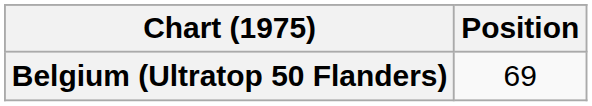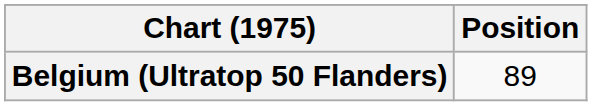(520, 75) 69 -> (520, 75) 89
